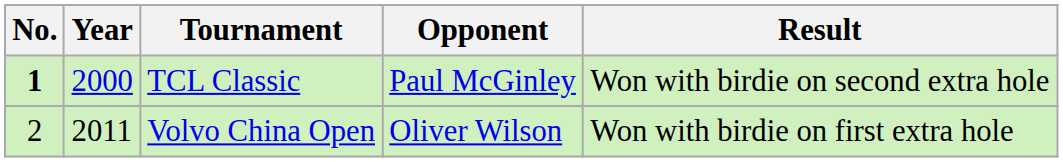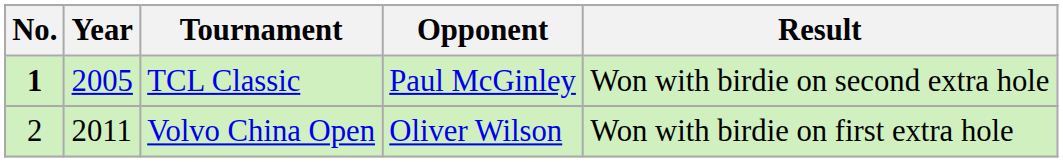(102, 80) 2000 -> (102, 80) 2005
